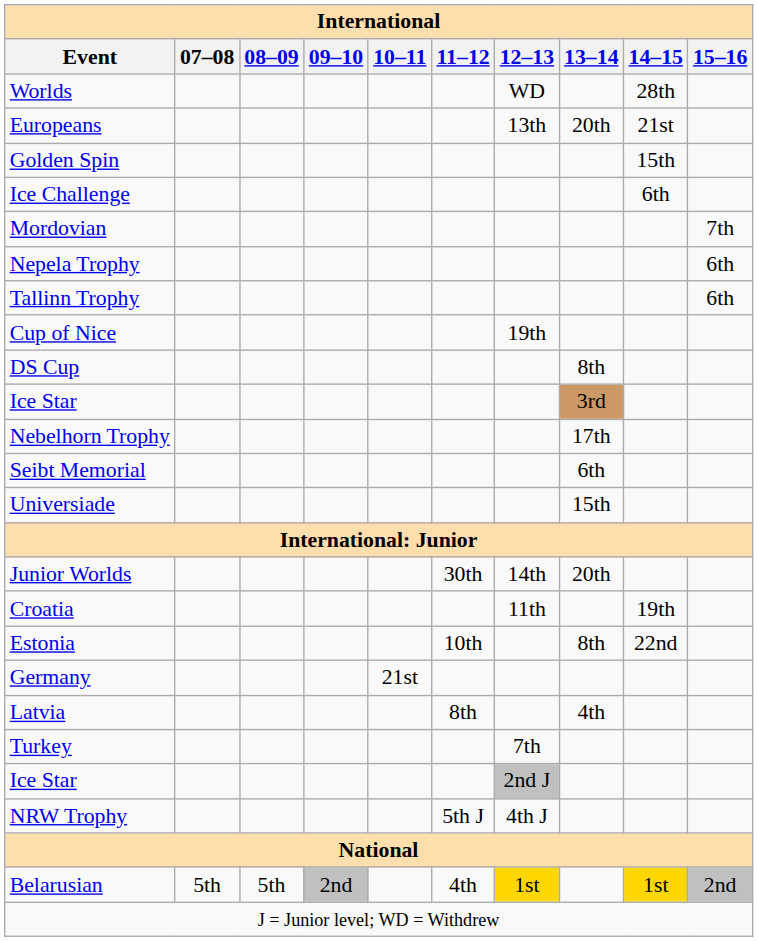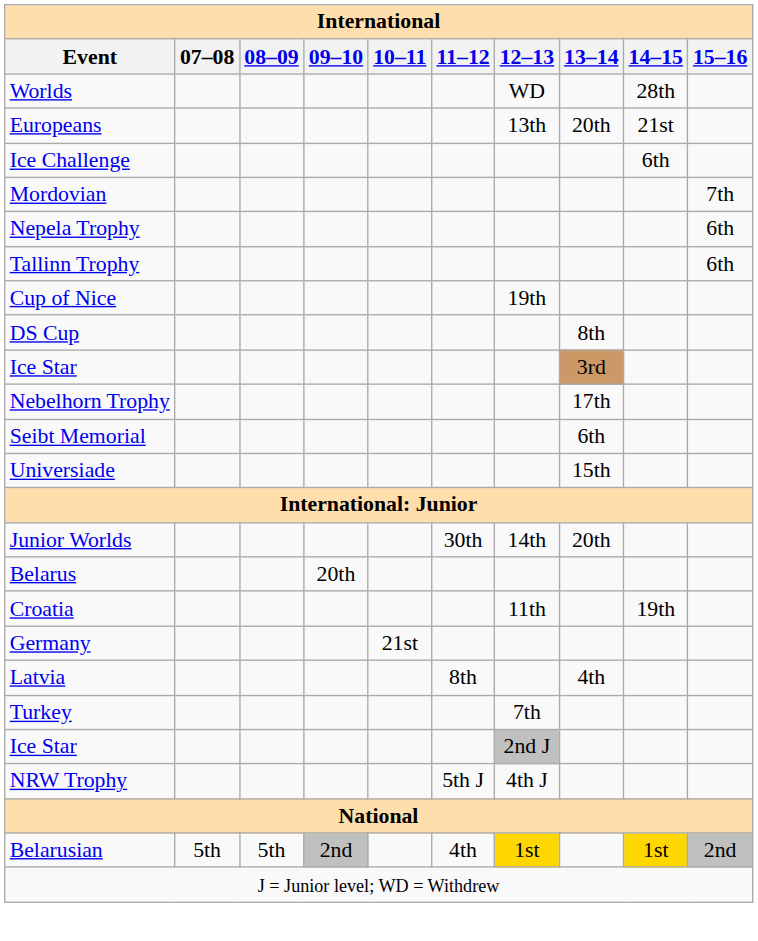- row: (64, 159)
+ row: (43, 573)
- row: (42, 642)
